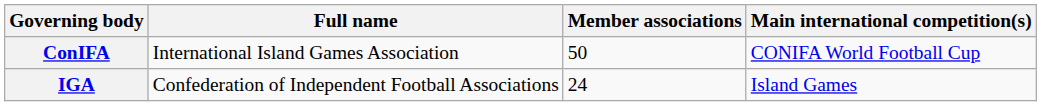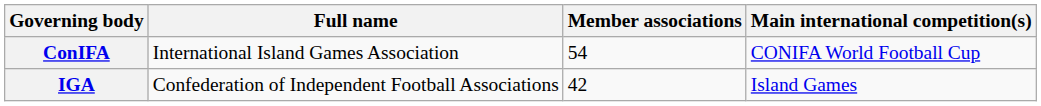(577, 52) 50 -> (577, 52) 54
(577, 84) 24 -> (577, 84) 42
